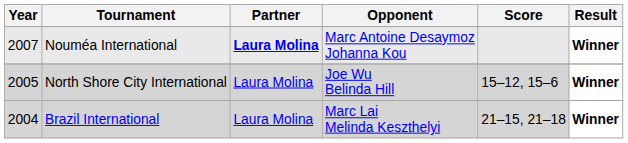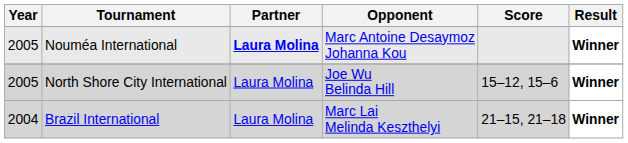(23, 45) 2007 -> (23, 45) 2005
